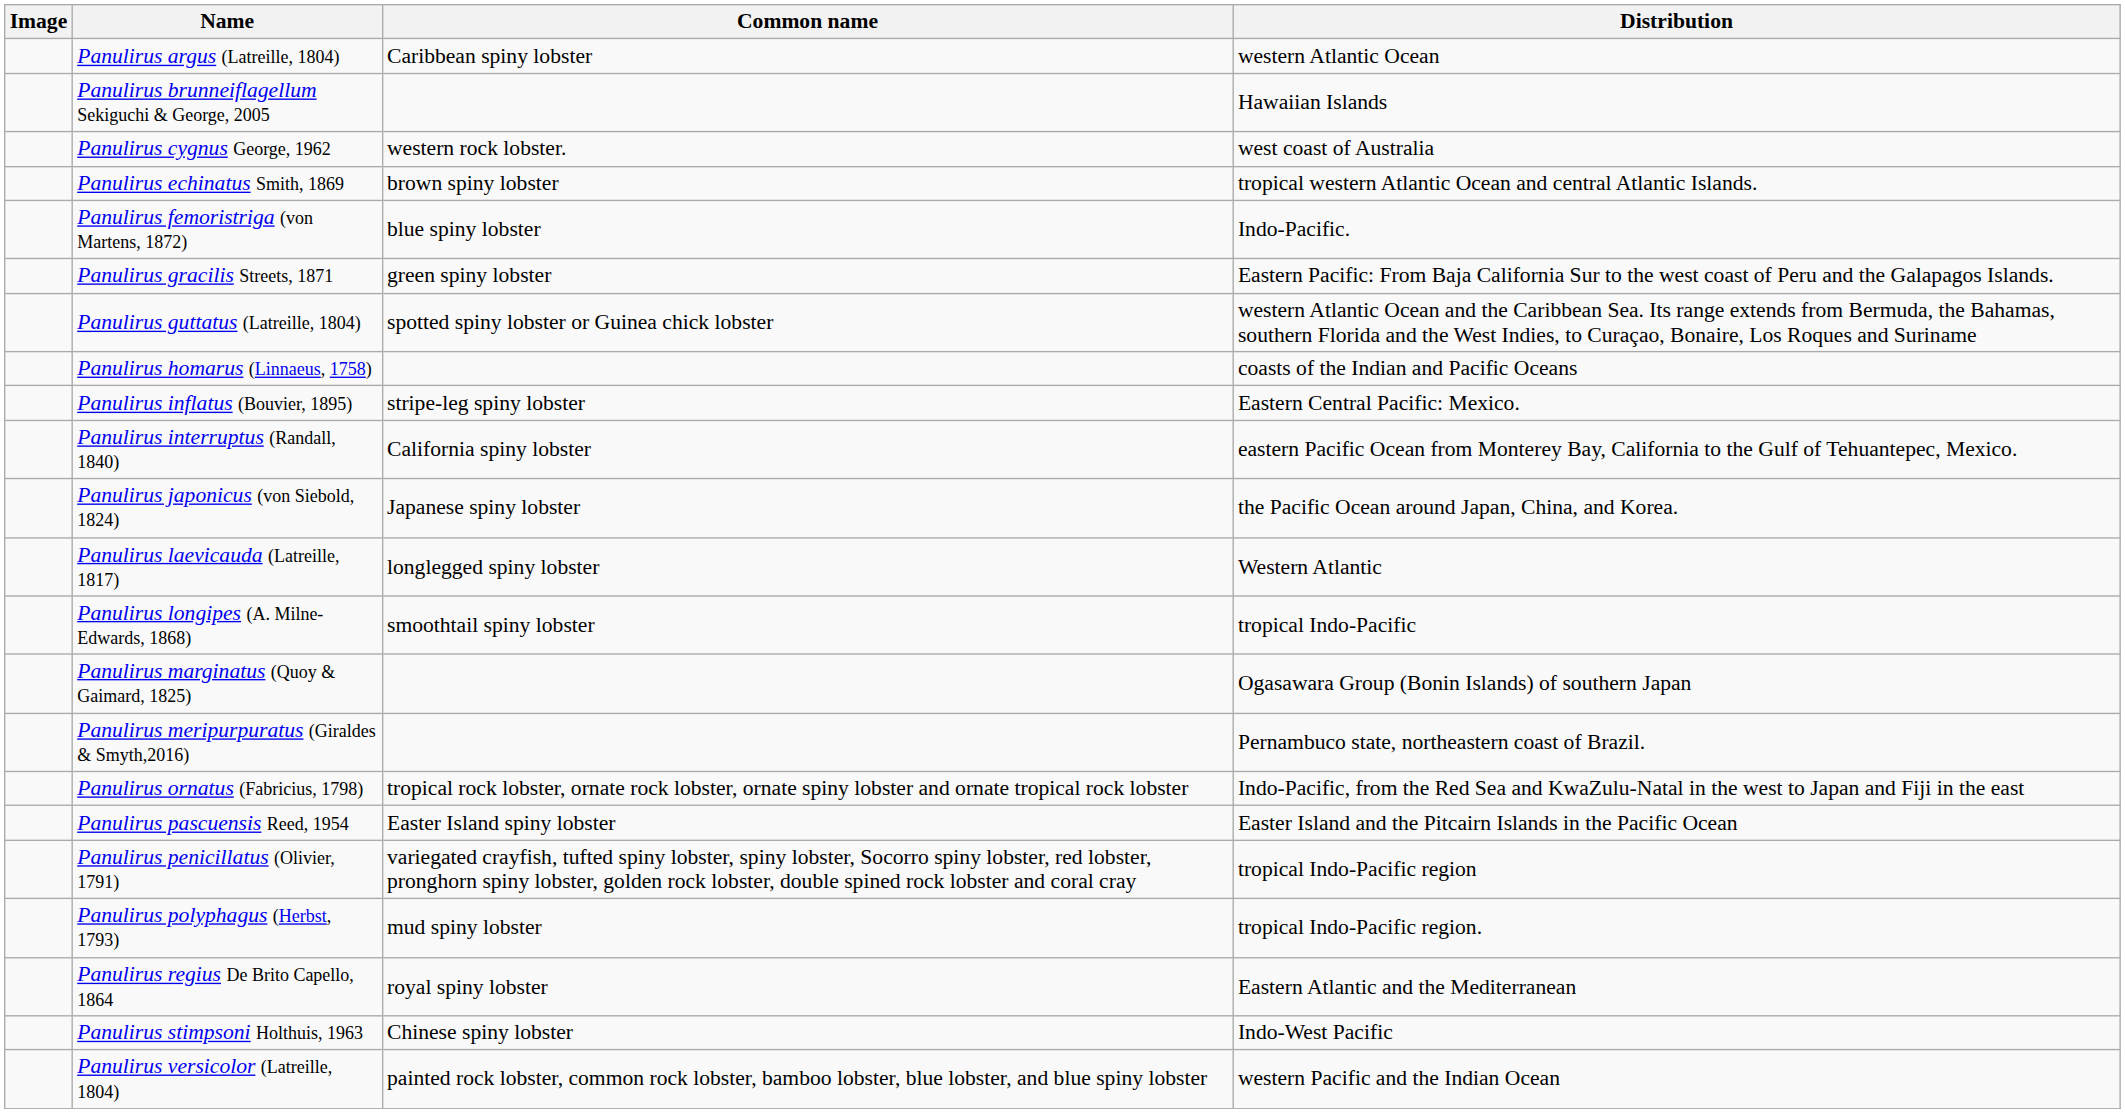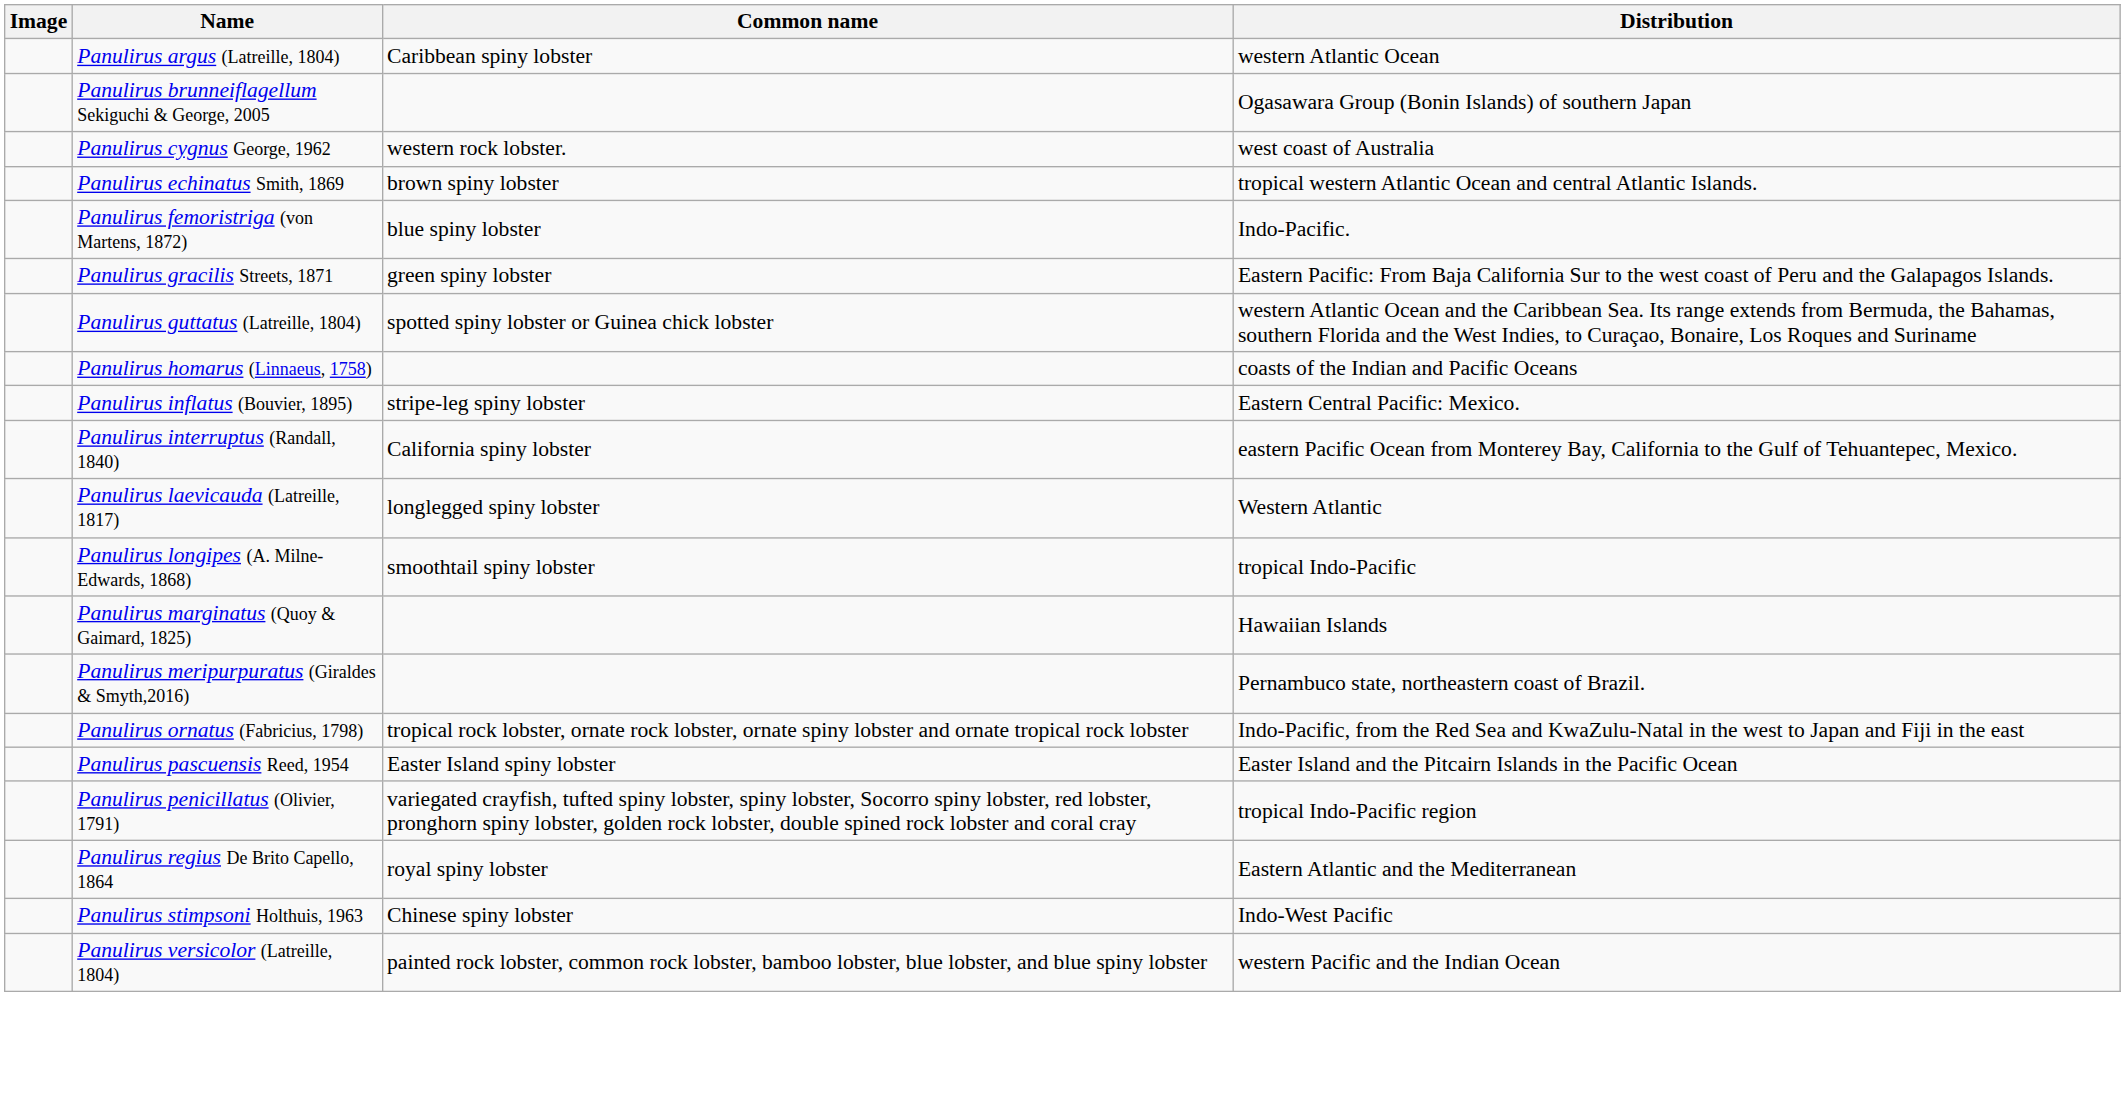(1313, 102) Hawaiian Islands -> (1465, 102) Ogasawara Group (Bonin Islands) of southern Japan
- row: (216, 507)
(1465, 683) Ogasawara Group (Bonin Islands) of southern Japan -> (1313, 624) Hawaiian Islands
- row: (204, 927)
